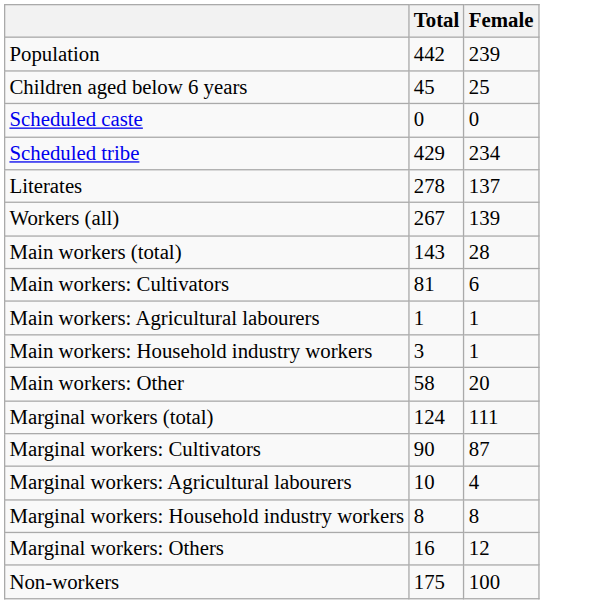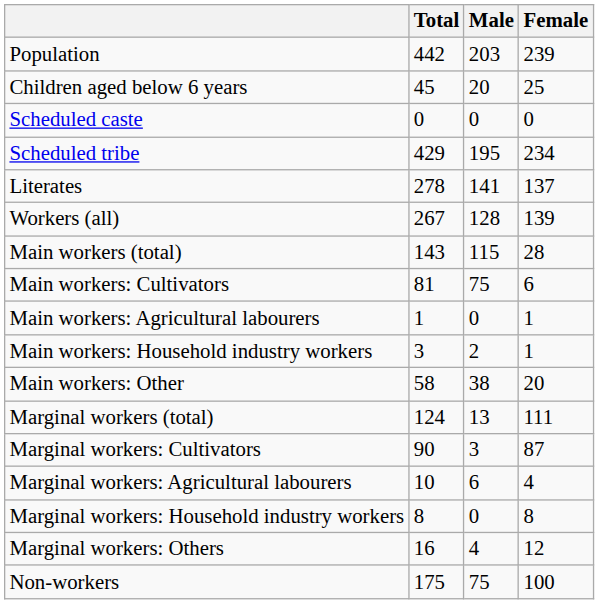+ column: (491, 20)
